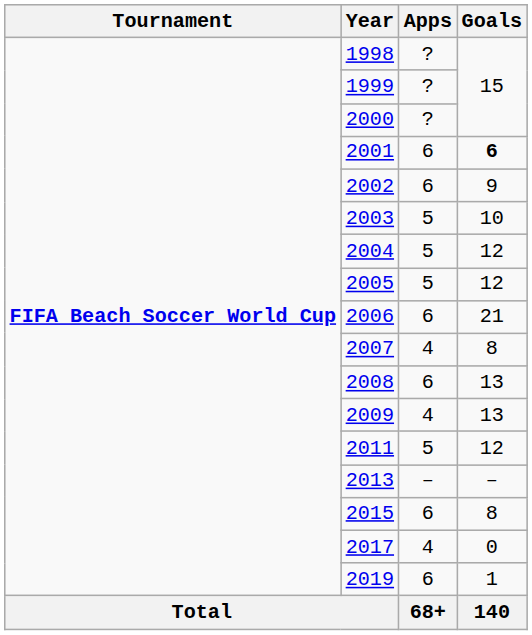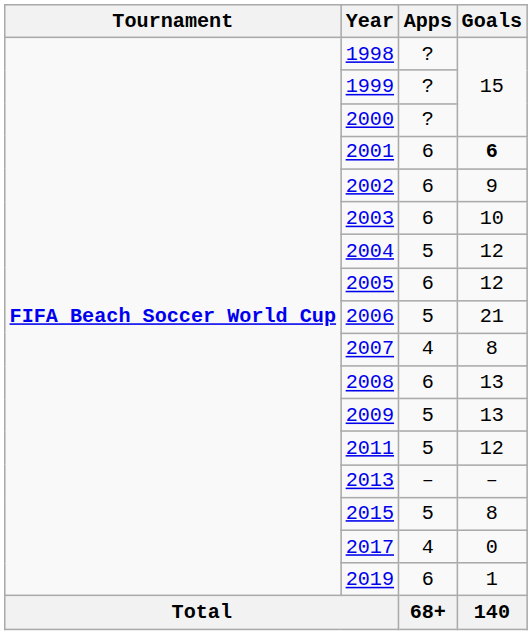(428, 218) 5 -> (428, 218) 6
(428, 284) 5 -> (428, 284) 6
(428, 317) 6 -> (428, 317) 5
(428, 415) 4 -> (428, 415) 5
(428, 514) 6 -> (428, 514) 5
